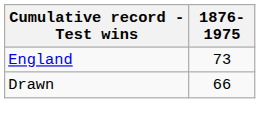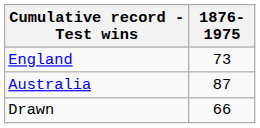+ row: (50, 85)
